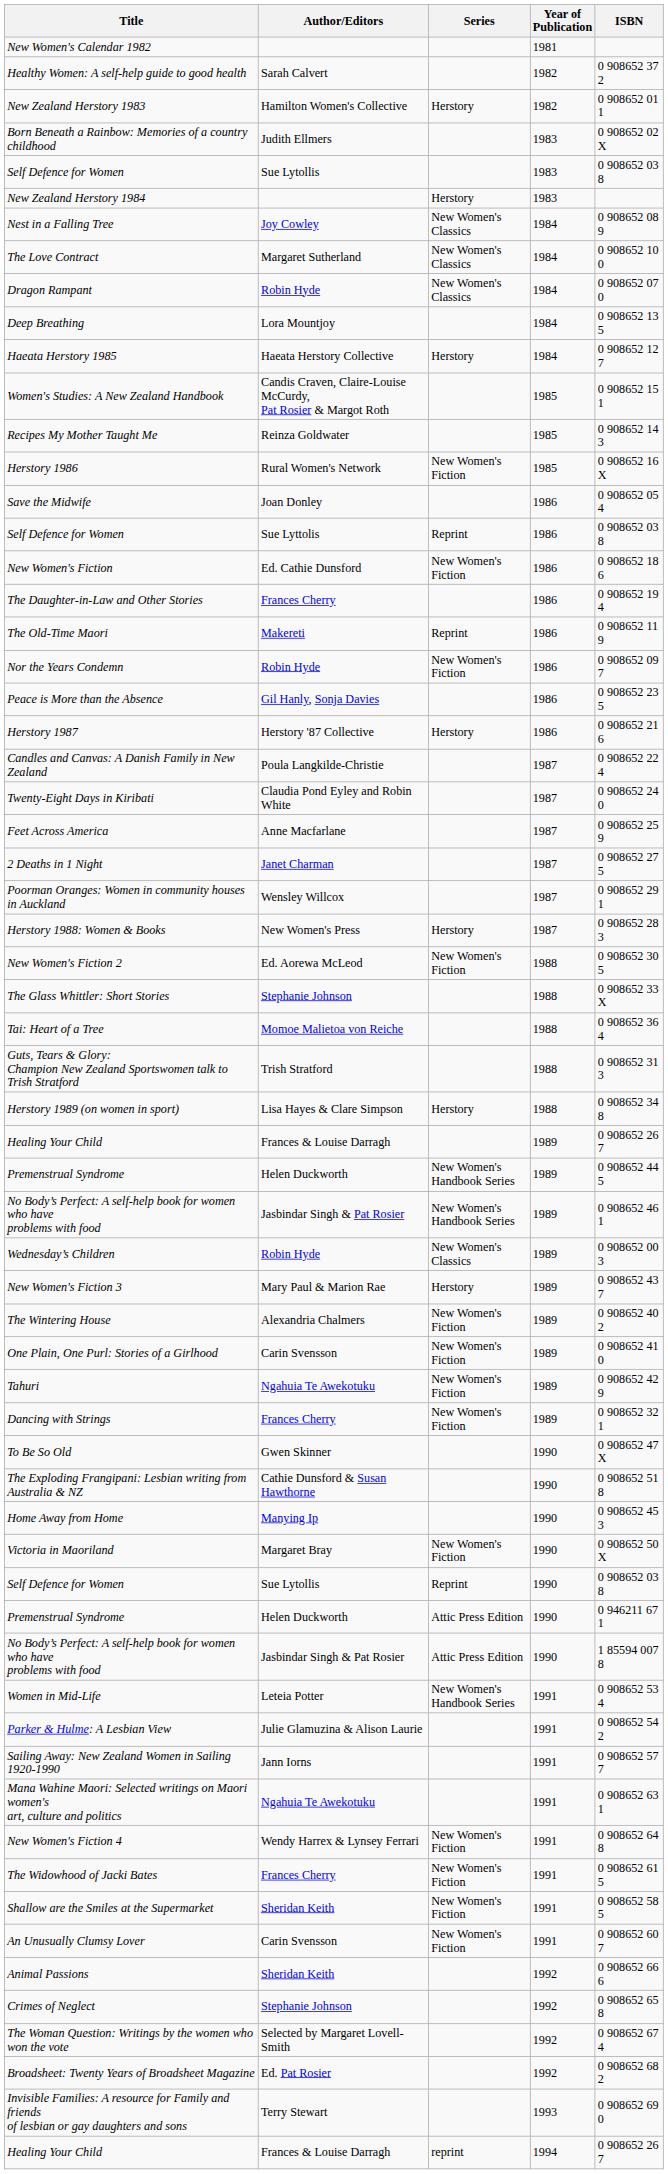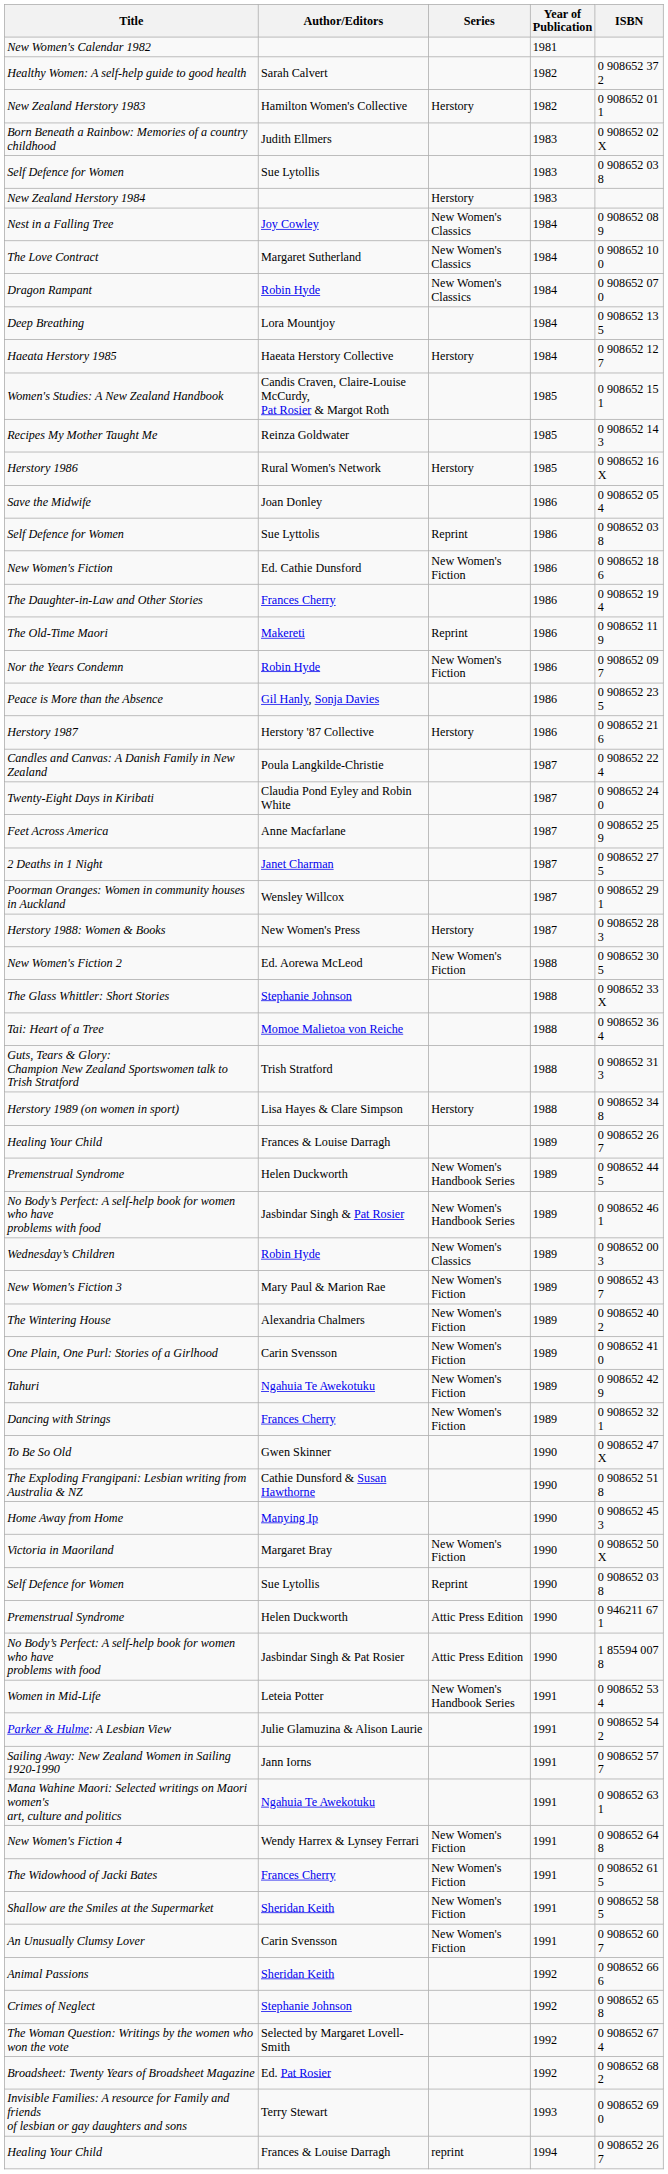(466, 468) New Women's Fiction -> (452, 468) Herstory
(452, 1287) Herstory -> (466, 1287) New Women's Fiction
